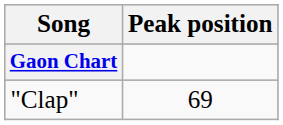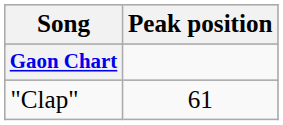(200, 99) 69 -> (200, 99) 61
